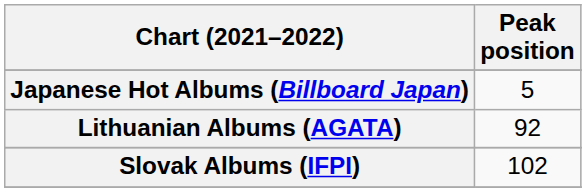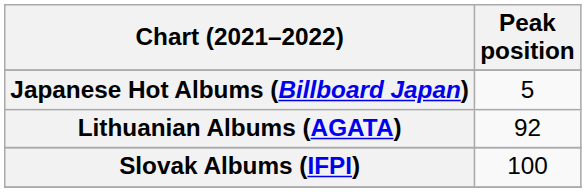(527, 166) 102 -> (527, 166) 100
